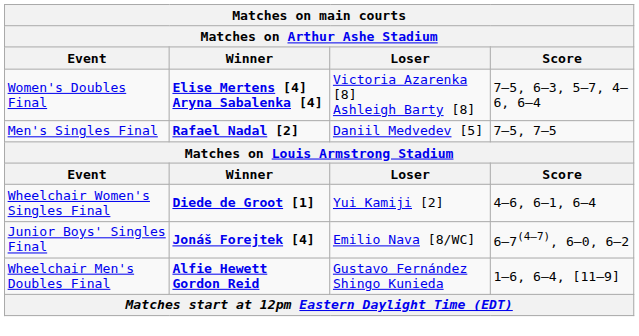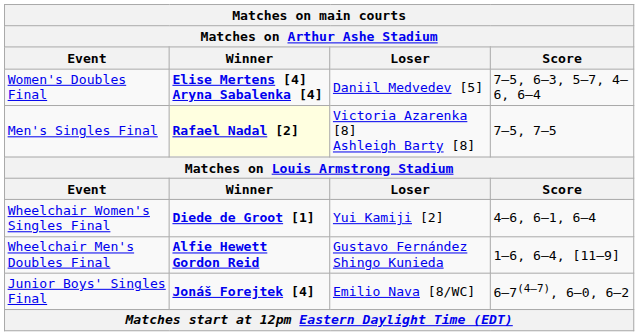(404, 95) Victoria Azarenka [8] Ashleigh Barty [8] -> (408, 87) Daniil Medvedev [5]
(236, 131) no background -> (236, 131) lightyellow background
(408, 131) Daniil Medvedev [5] -> (404, 131) Victoria Azarenka [8] Ashleigh Barty [8]
rows swapped: (87, 239) <-> (71, 276)
